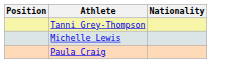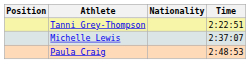+ column: (226, 11)
